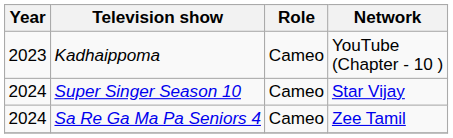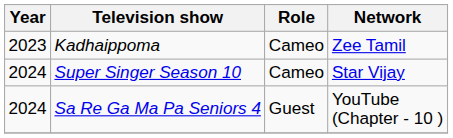(388, 54) YouTube (Chapter - 10 ) -> (369, 45) Zee Tamil
(296, 118) Cameo -> (292, 109) Guest
(369, 118) Zee Tamil -> (388, 109) YouTube (Chapter - 10 )
